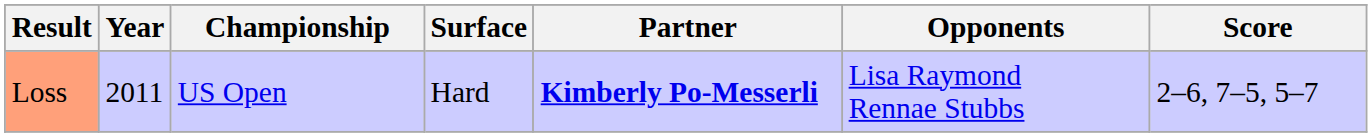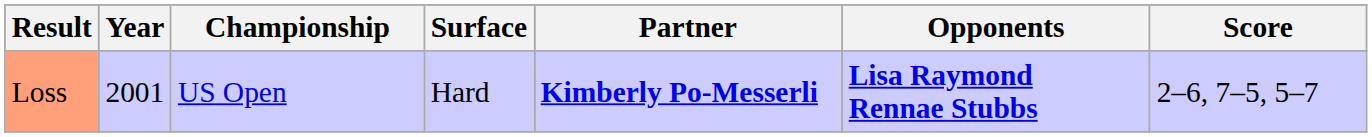(134, 91) 2011 -> (135, 91) 2001
(937, 91) normal -> (943, 91) bold
